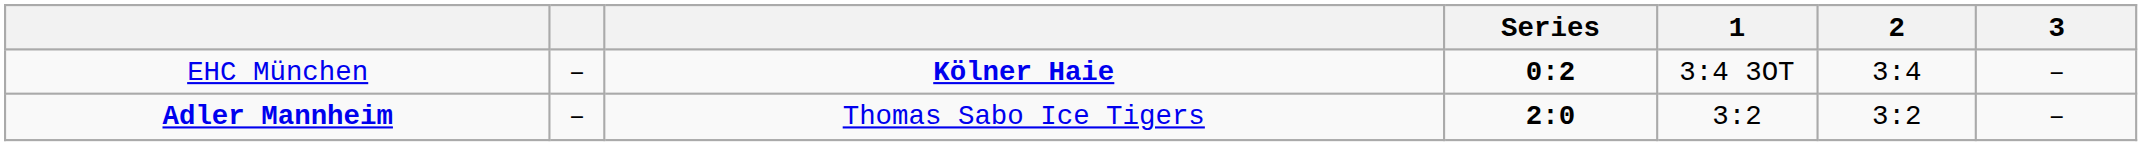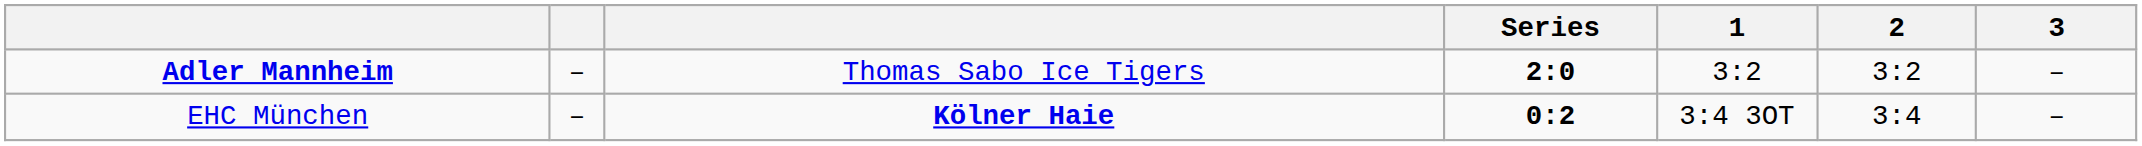rows swapped: (278, 117) <-> (278, 72)
